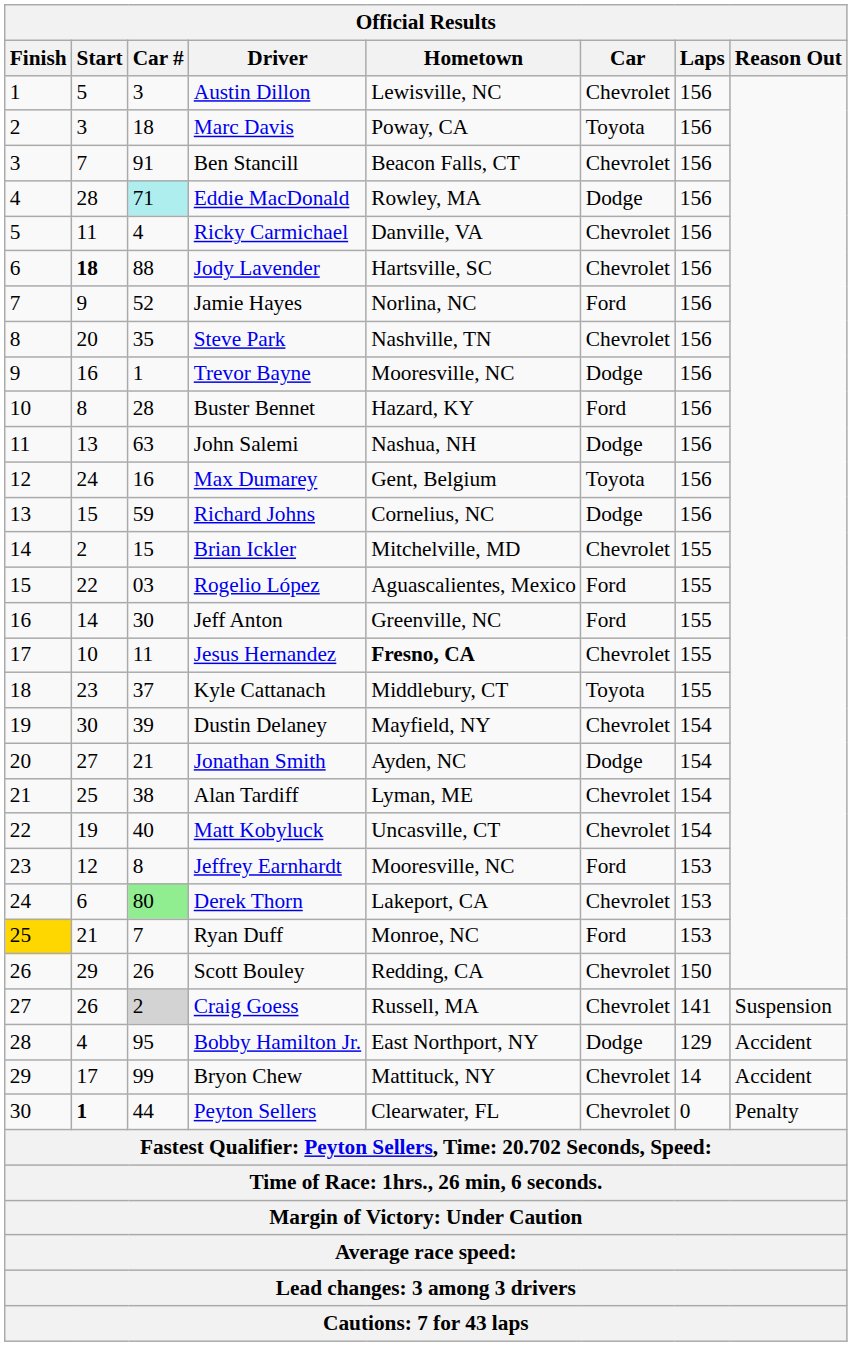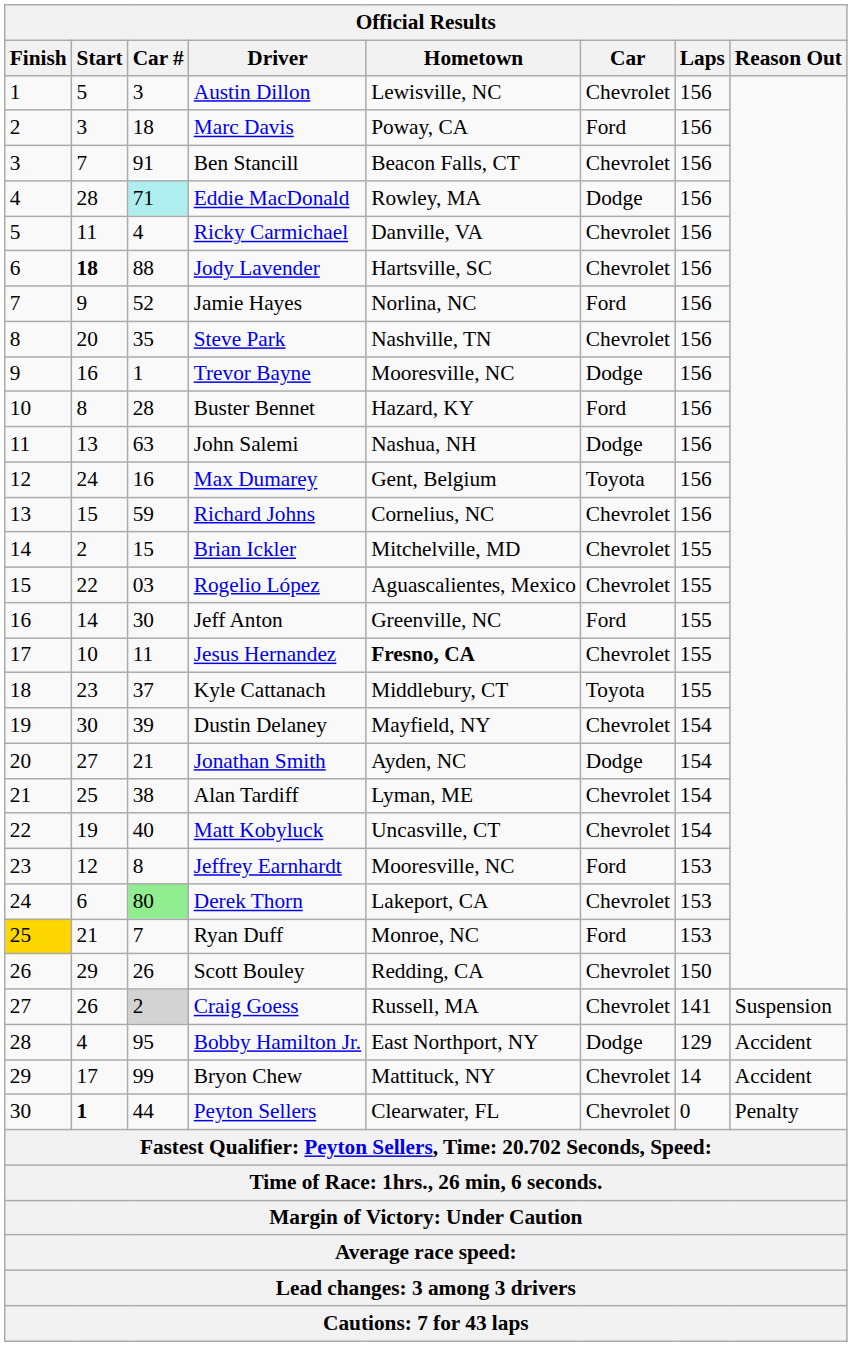(615, 127) Toyota -> (606, 127) Ford
(614, 514) Dodge -> (628, 514) Chevrolet
(606, 584) Ford -> (628, 584) Chevrolet
